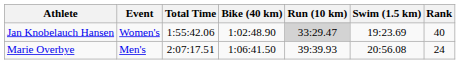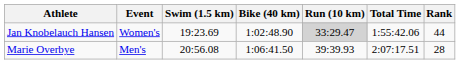columns swapped: (387, 14) <-> (191, 14)
(439, 32) 40 -> (439, 32) 44
(439, 50) 24 -> (439, 50) 28
